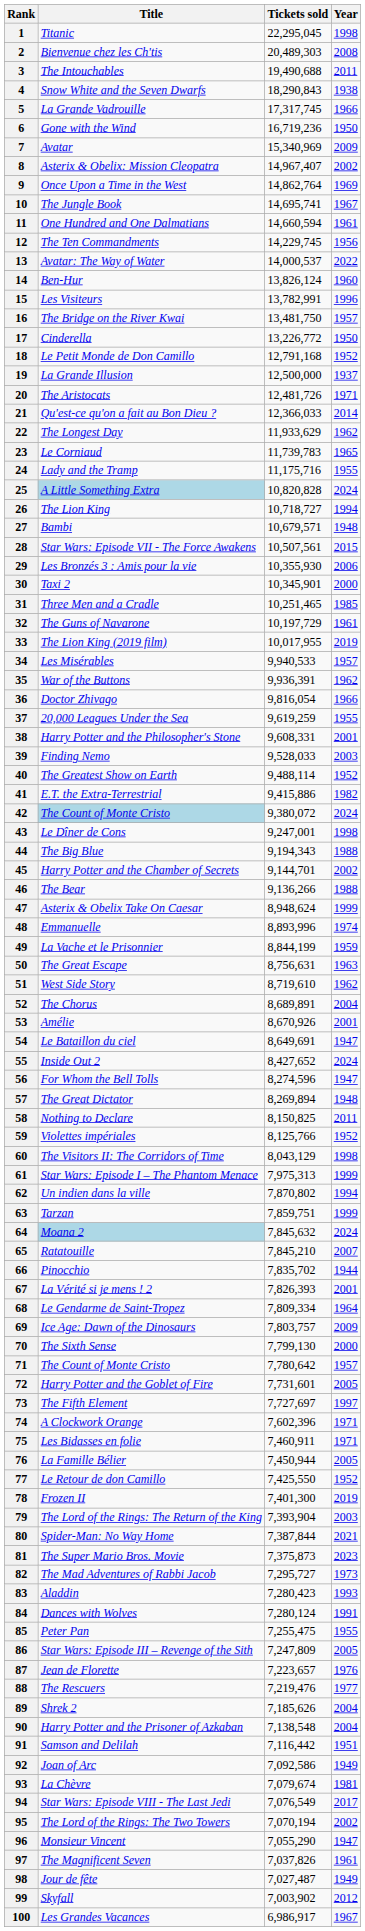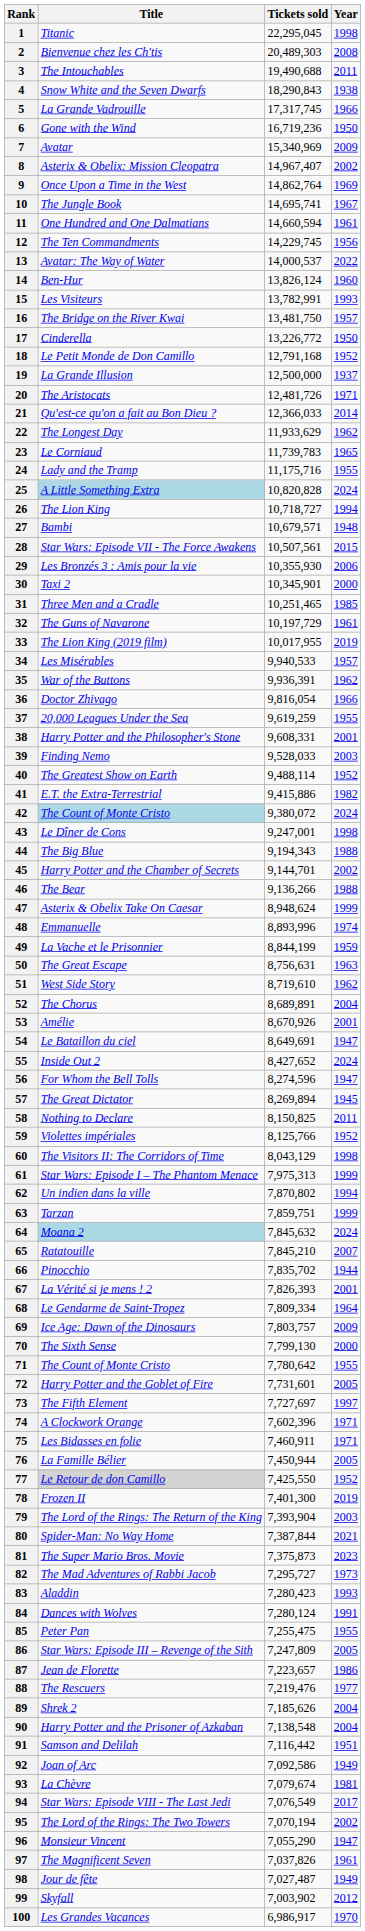(346, 299) 1996 -> (346, 299) 1993
(346, 1098) 1948 -> (346, 1098) 1945
(346, 1365) 1957 -> (346, 1365) 1955
(103, 1479) no background -> (103, 1479) lightgrey background
(346, 1669) 1976 -> (346, 1669) 1986
(346, 1917) 1967 -> (346, 1917) 1970
